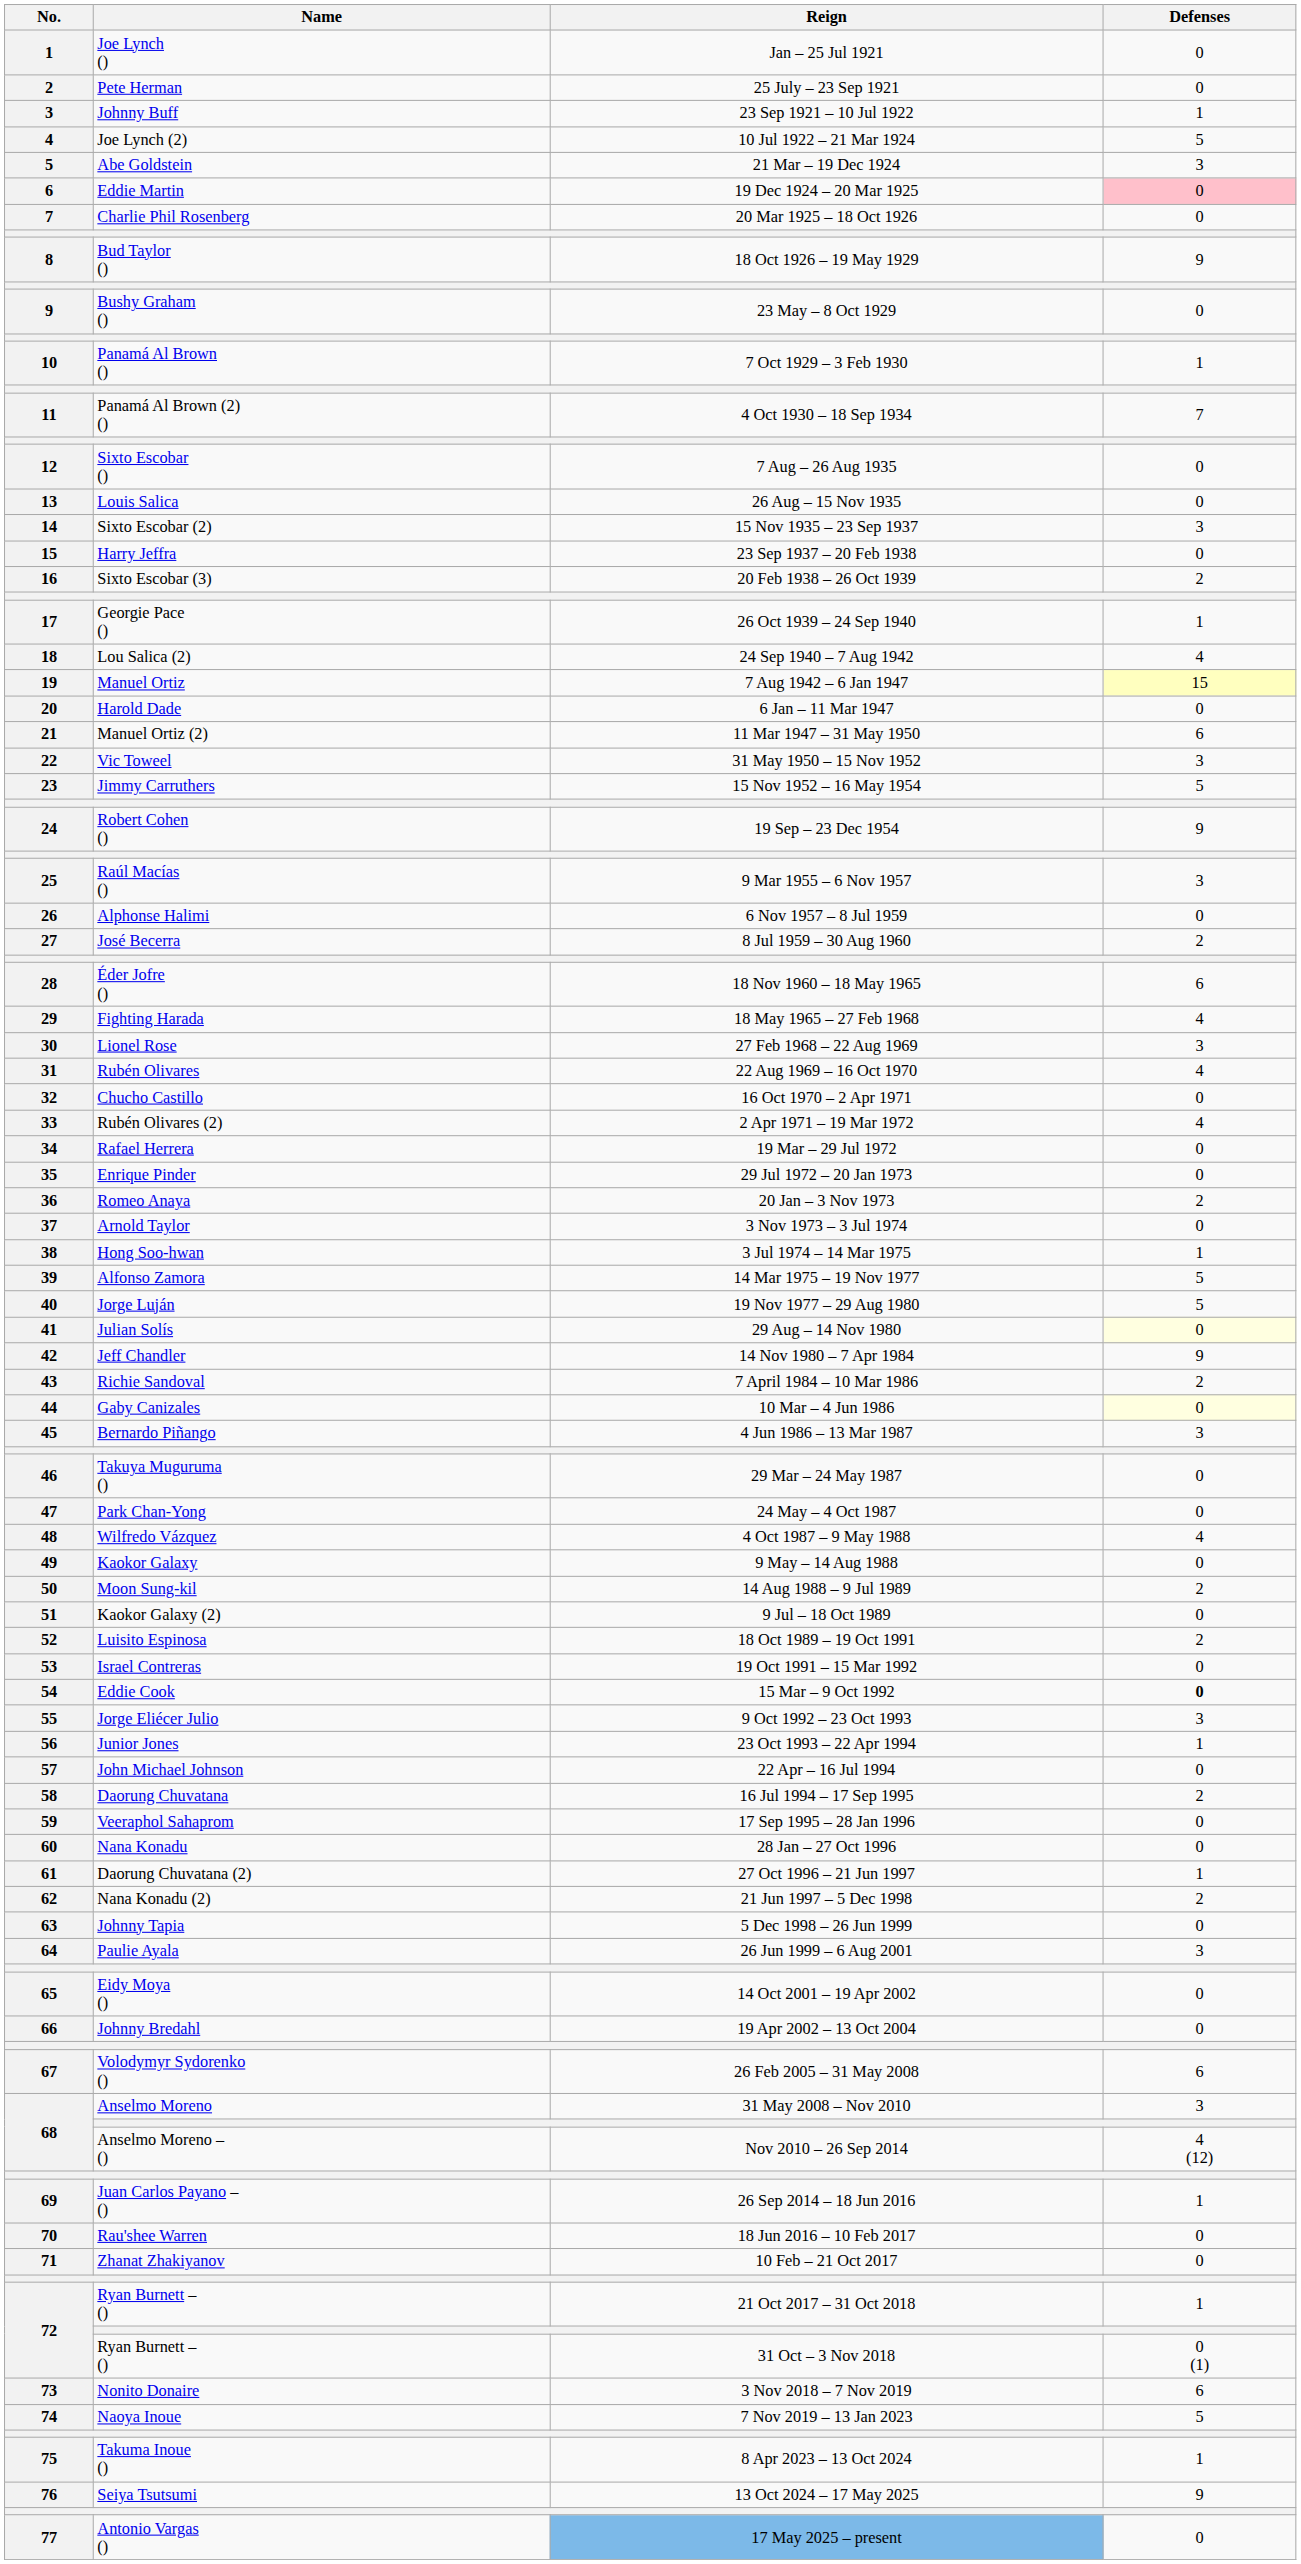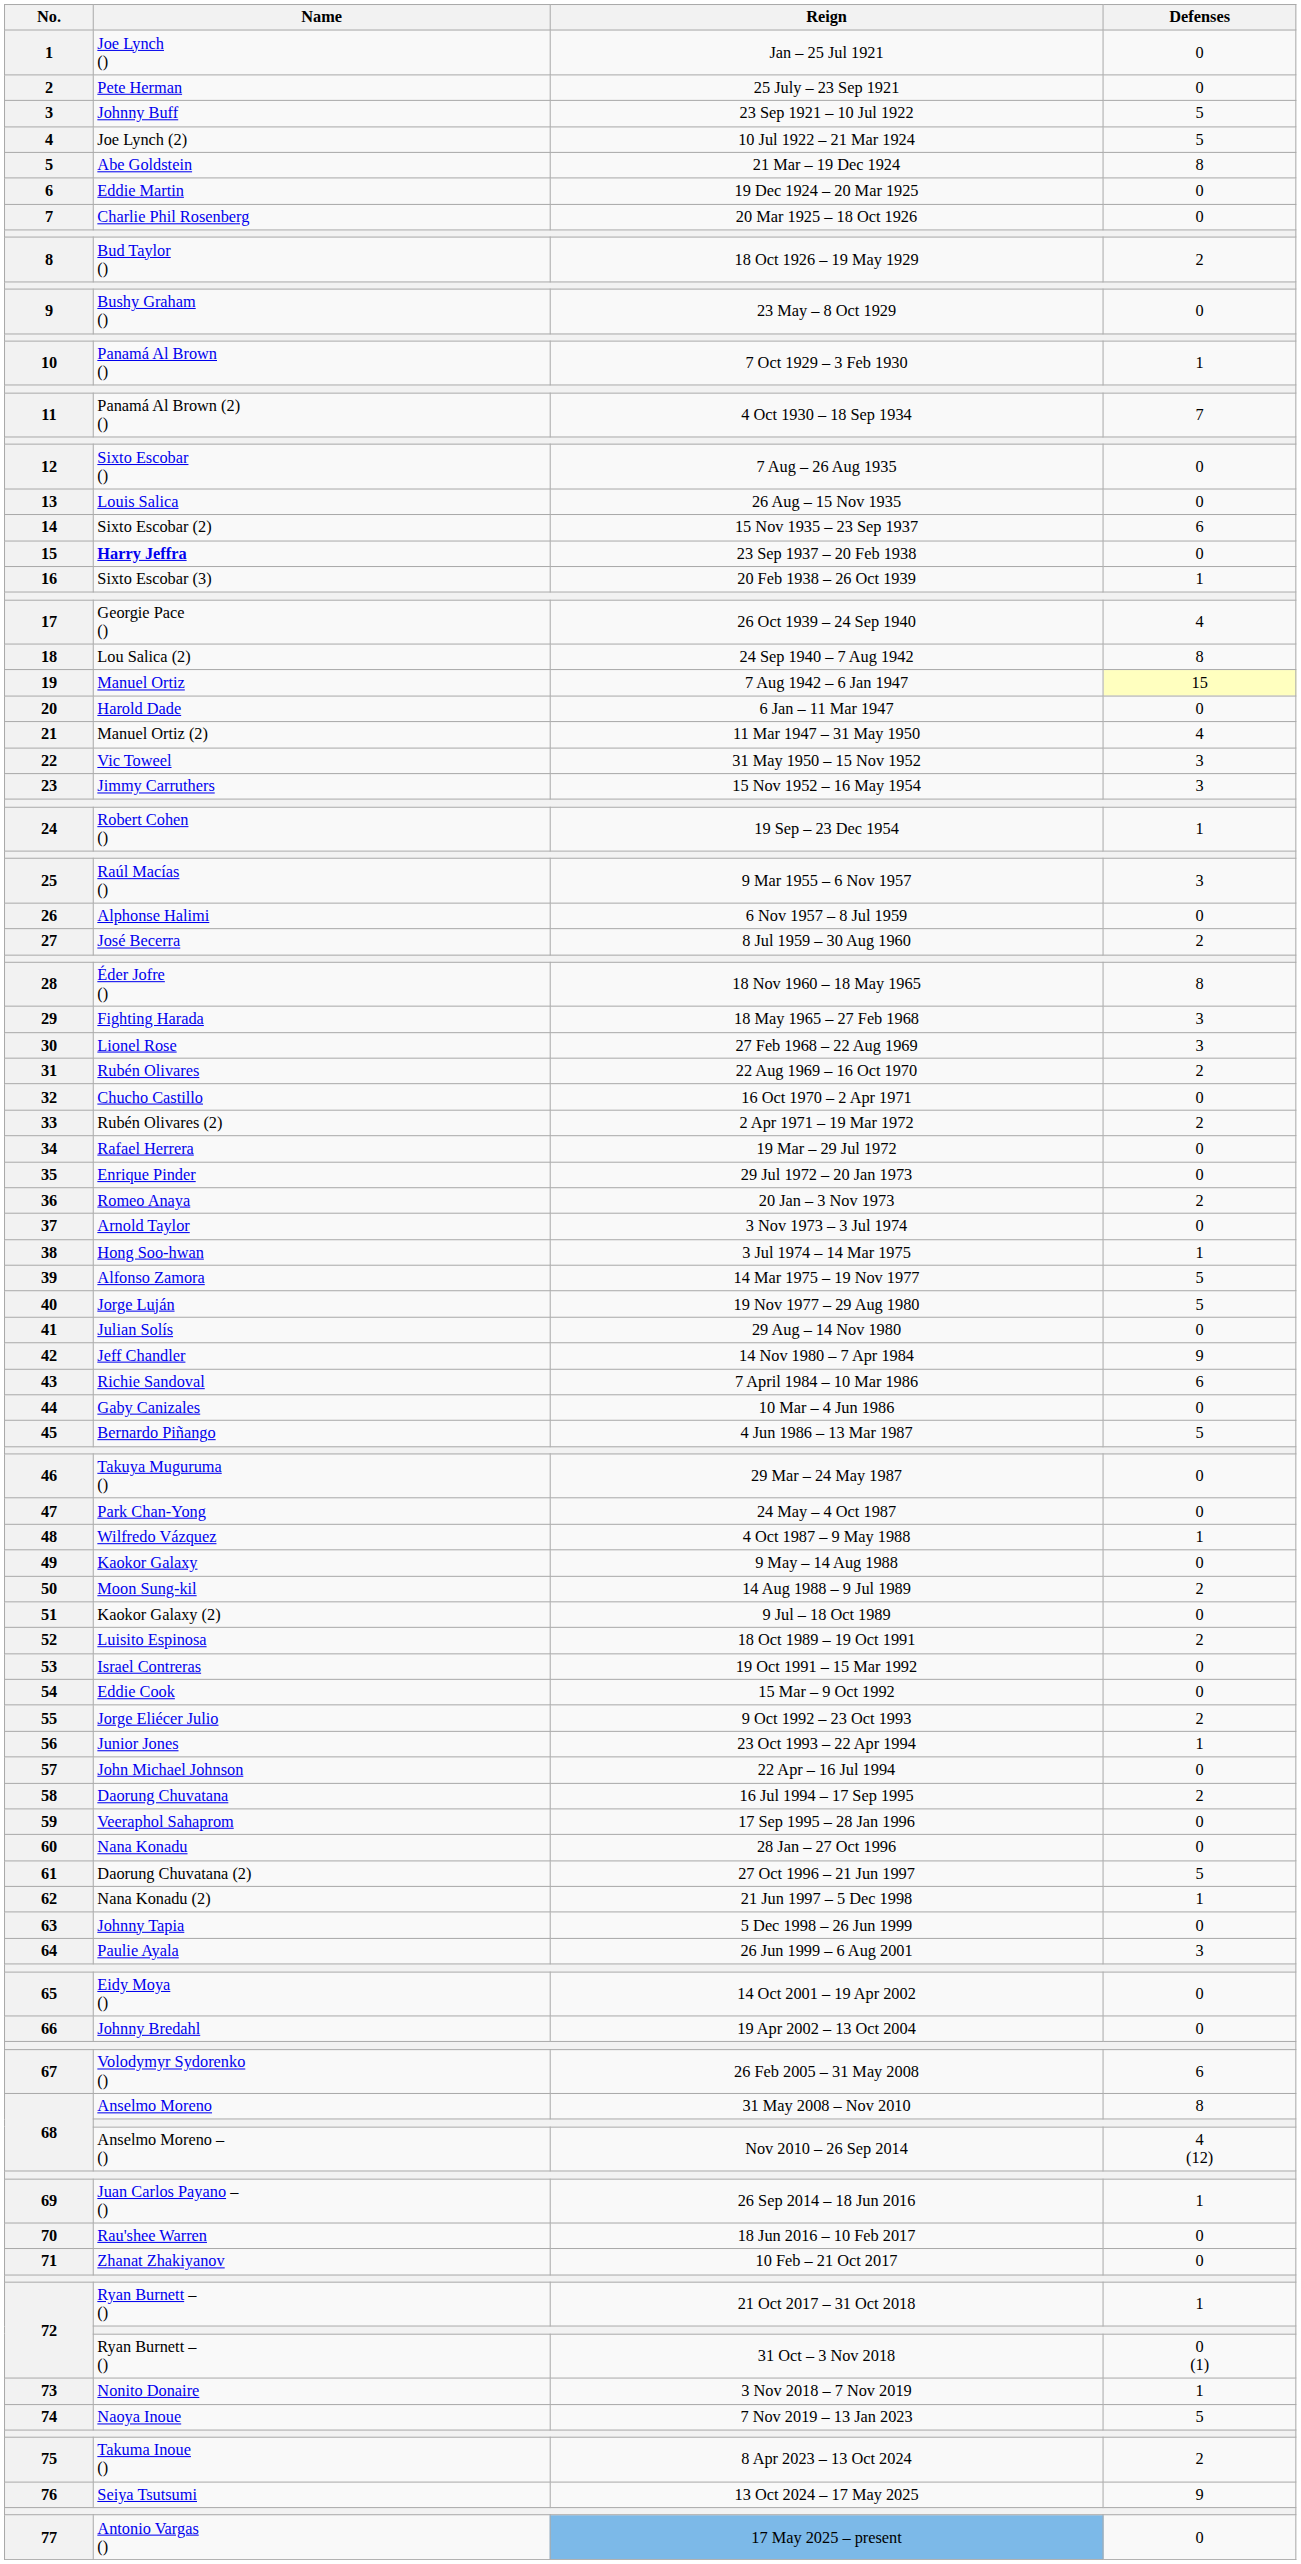(1200, 113) 1 -> (1200, 113) 5
(1200, 165) 3 -> (1200, 165) 8
(1200, 191) pink background -> (1200, 191) no background
(1200, 259) 9 -> (1200, 259) 2
(1200, 527) 3 -> (1200, 527) 6
(137, 553) normal -> (142, 553) bold
(1200, 579) 2 -> (1200, 579) 1
(1200, 621) 1 -> (1200, 621) 4
(1200, 656) 4 -> (1200, 656) 8
(1200, 734) 6 -> (1200, 734) 4
(1200, 786) 5 -> (1200, 786) 3
(1200, 828) 9 -> (1200, 828) 1
(1200, 984) 6 -> (1200, 984) 8
(1200, 1019) 4 -> (1200, 1019) 3
(1200, 1071) 4 -> (1200, 1071) 2
(1200, 1122) 4 -> (1200, 1122) 2
(1200, 1329) lightyellow background -> (1200, 1329) no background
(1200, 1381) 2 -> (1200, 1381) 6
(1200, 1407) lightyellow background -> (1200, 1407) no background
(1200, 1433) 3 -> (1200, 1433) 5
(1200, 1536) 4 -> (1200, 1536) 1
(1200, 1692) bold -> (1200, 1692) normal
(1200, 1718) 3 -> (1200, 1718) 2
(1200, 1873) 1 -> (1200, 1873) 5
(1200, 1899) 2 -> (1200, 1899) 1
(1200, 2106) 3 -> (1200, 2106) 8
(1200, 2391) 6 -> (1200, 2391) 1
(1200, 2459) 1 -> (1200, 2459) 2
